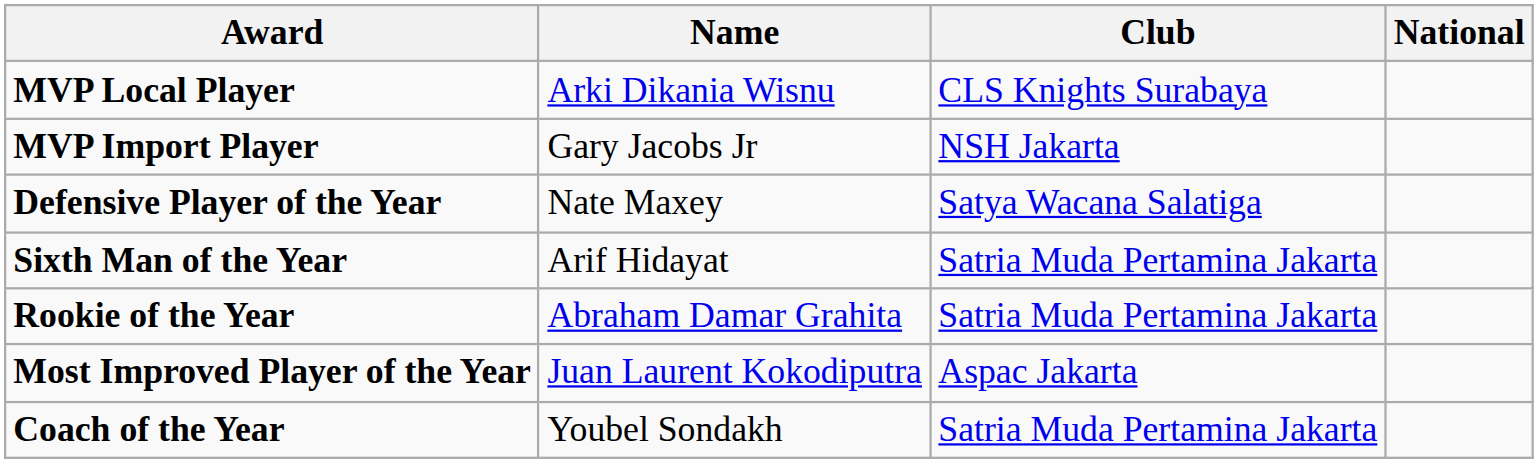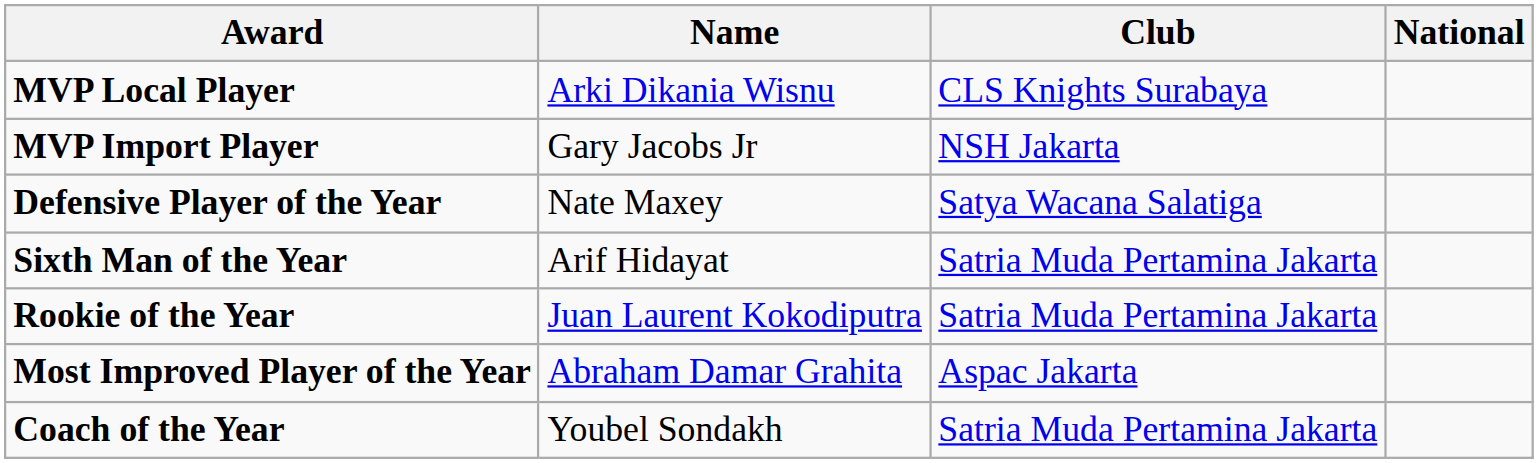(725, 315) Abraham Damar Grahita -> (735, 315) Juan Laurent Kokodiputra
(735, 372) Juan Laurent Kokodiputra -> (725, 372) Abraham Damar Grahita
